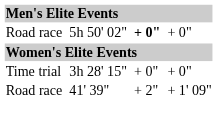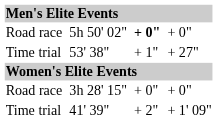+ row: (89, 52)
(33, 71) Time trial -> (34, 91) Road race
(34, 91) Road race -> (33, 110) Time trial
